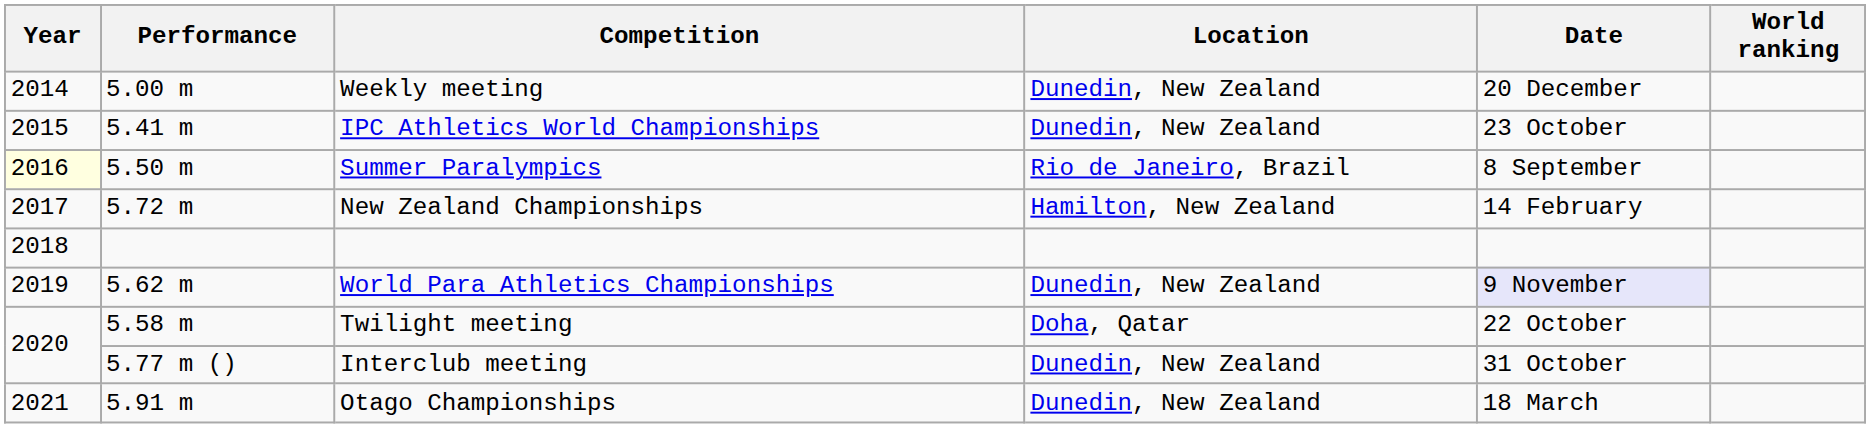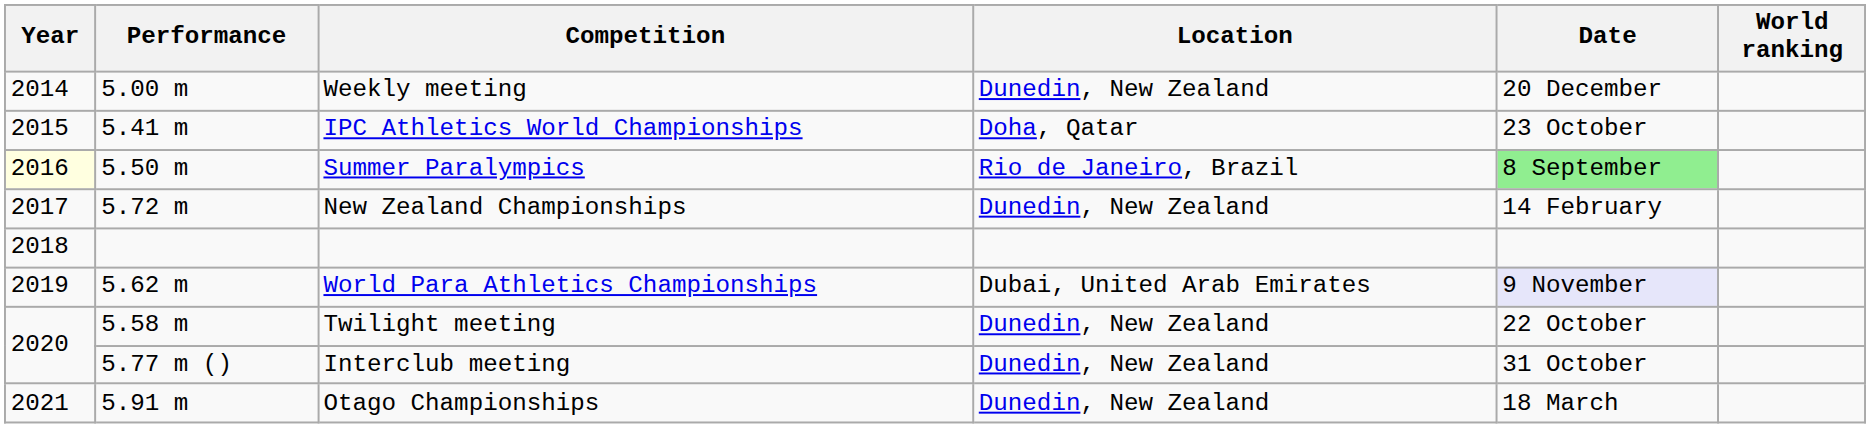(1176, 130) Dunedin, New Zealand -> (1059, 130) Doha, Qatar
(1563, 170) no background -> (1582, 170) lightgreen background
(1183, 209) Hamilton, New Zealand -> (1124, 209) Dunedin, New Zealand
(1176, 287) Dunedin, New Zealand -> (1175, 287) Dubai, United Arab Emirates
(1110, 326) Doha, Qatar -> (1124, 326) Dunedin, New Zealand
